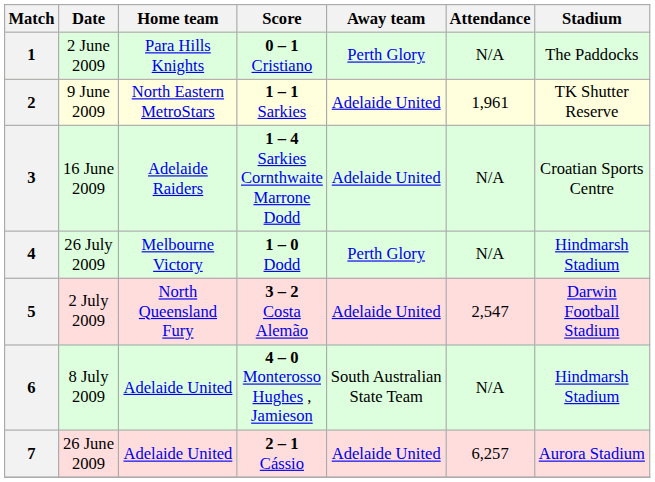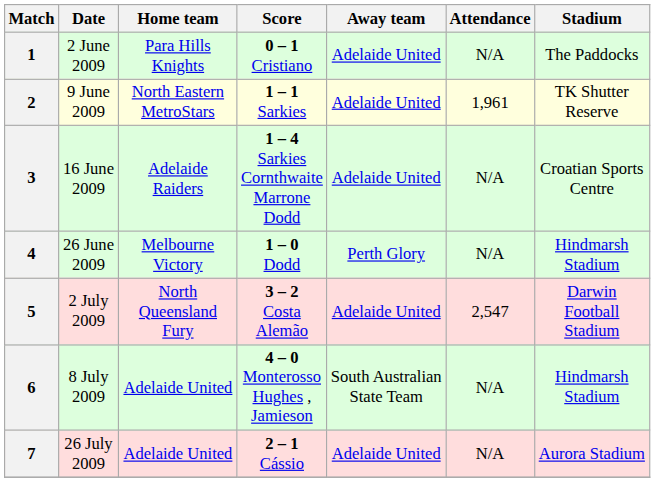(386, 55) Perth Glory -> (386, 55) Adelaide United
(88, 254) 26 July 2009 -> (88, 254) 26 June 2009
(88, 454) 26 June 2009 -> (88, 454) 26 July 2009
(490, 454) 6,257 -> (490, 454) N/A
